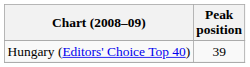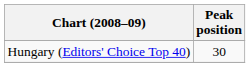(219, 51) 39 -> (219, 51) 30
